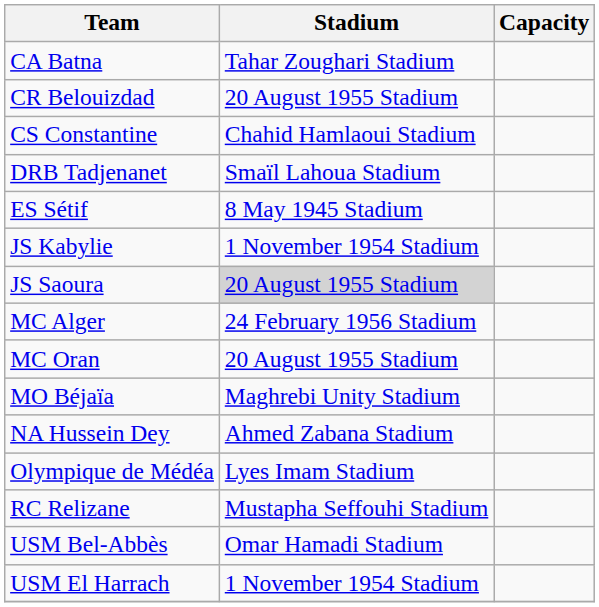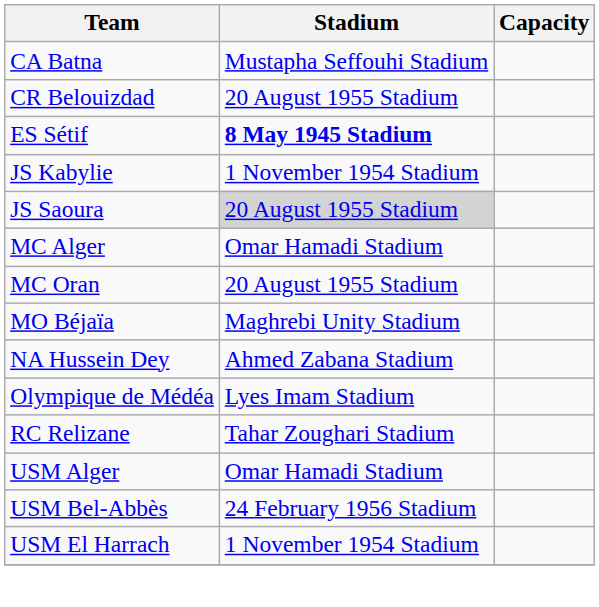(340, 60) Tahar Zoughari Stadium -> (357, 60) Mustapha Seffouhi Stadium
- row: (84, 135)
- row: (88, 172)
(324, 209) normal -> (328, 135) bold
(351, 321) 24 February 1956 Stadium -> (334, 246) Omar Hamadi Stadium
(357, 508) Mustapha Seffouhi Stadium -> (340, 433) Tahar Zoughari Stadium
+ row: (65, 470)
(334, 545) Omar Hamadi Stadium -> (351, 508) 24 February 1956 Stadium
